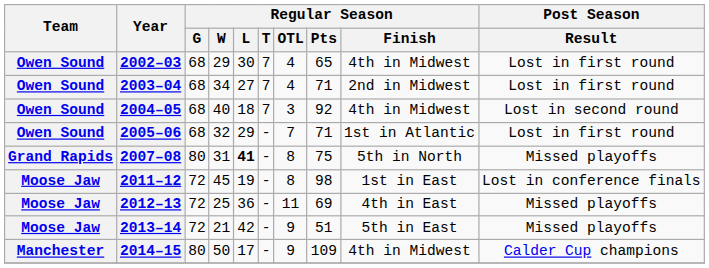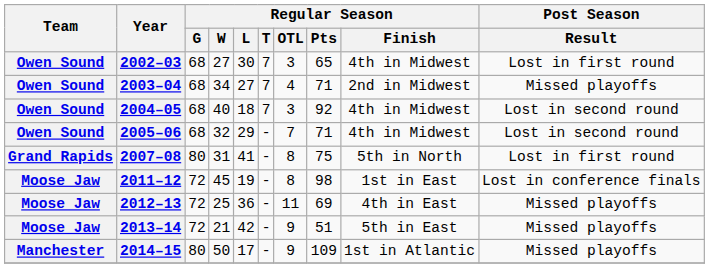(221, 64) 29 -> (221, 64) 27
(291, 64) 4 -> (291, 64) 3
(591, 87) Lost in first round -> (591, 87) Missed playoffs
(410, 134) 1st in Atlantic -> (410, 134) 4th in Midwest
(591, 134) Lost in first round -> (591, 134) Lost in second round
(246, 158) bold -> (246, 158) normal
(591, 158) Missed playoffs -> (591, 158) Lost in first round
(410, 252) 4th in Midwest -> (410, 252) 1st in Atlantic
(591, 252) Calder Cup champions -> (591, 252) Missed playoffs
